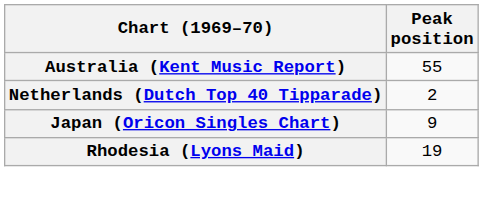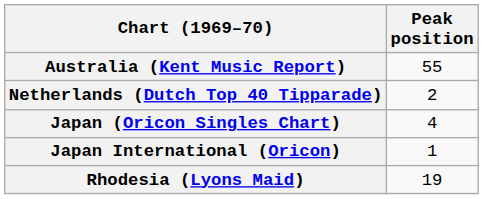(432, 123) 9 -> (432, 123) 4
+ row: (196, 151)
